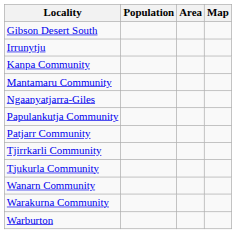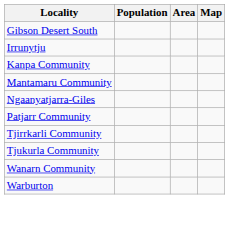- row: (63, 116)
- row: (58, 202)
